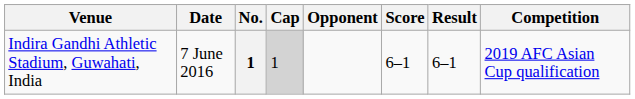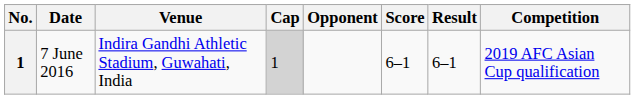columns swapped: (251, 17) <-> (90, 17)
